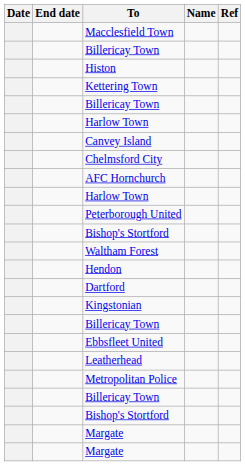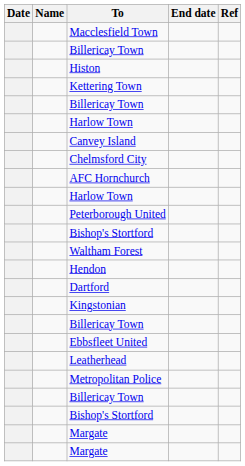columns swapped: (201, 13) <-> (58, 13)
